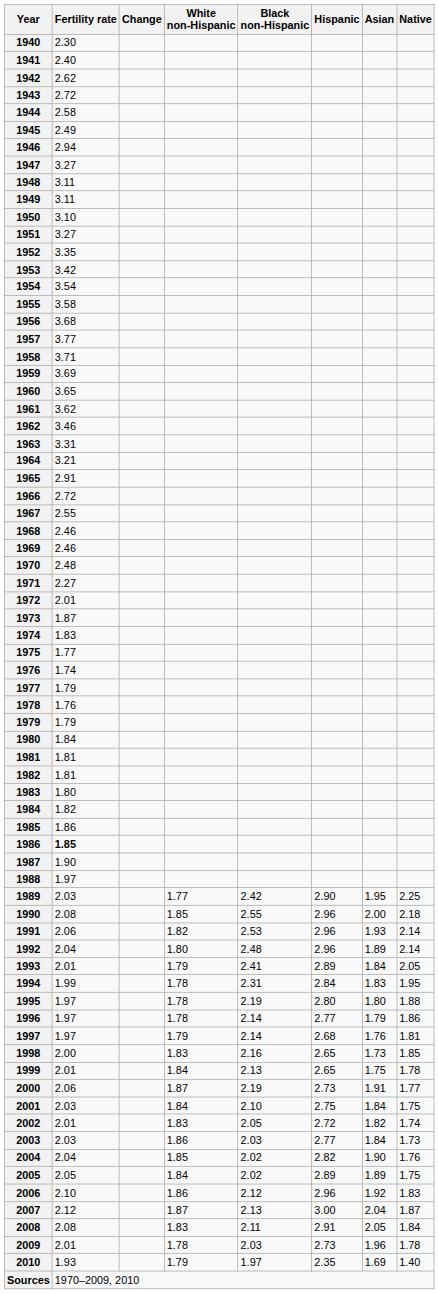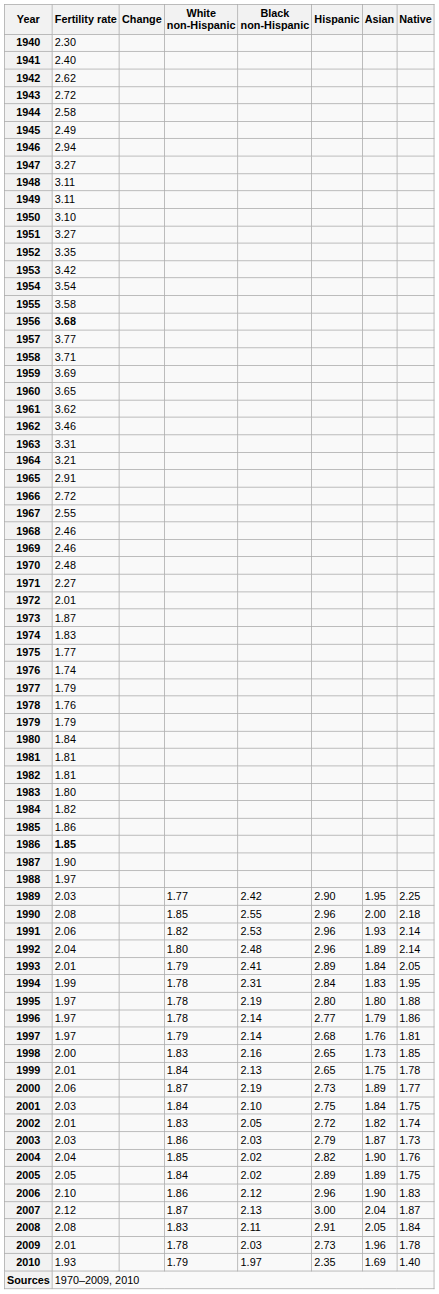(65, 322) normal -> (65, 322) bold
(375, 1088) 1.91 -> (375, 1088) 1.89
(325, 1140) 2.77 -> (325, 1140) 2.79
(375, 1140) 1.84 -> (375, 1140) 1.87
(375, 1193) 1.92 -> (375, 1193) 1.90
